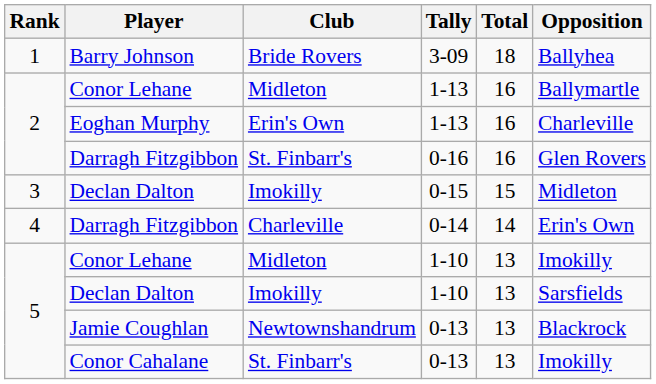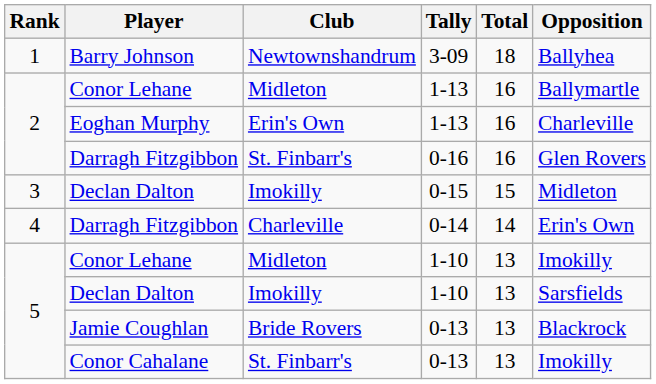(305, 55) Bride Rovers -> (332, 55) Newtownshandrum
(332, 327) Newtownshandrum -> (305, 327) Bride Rovers
